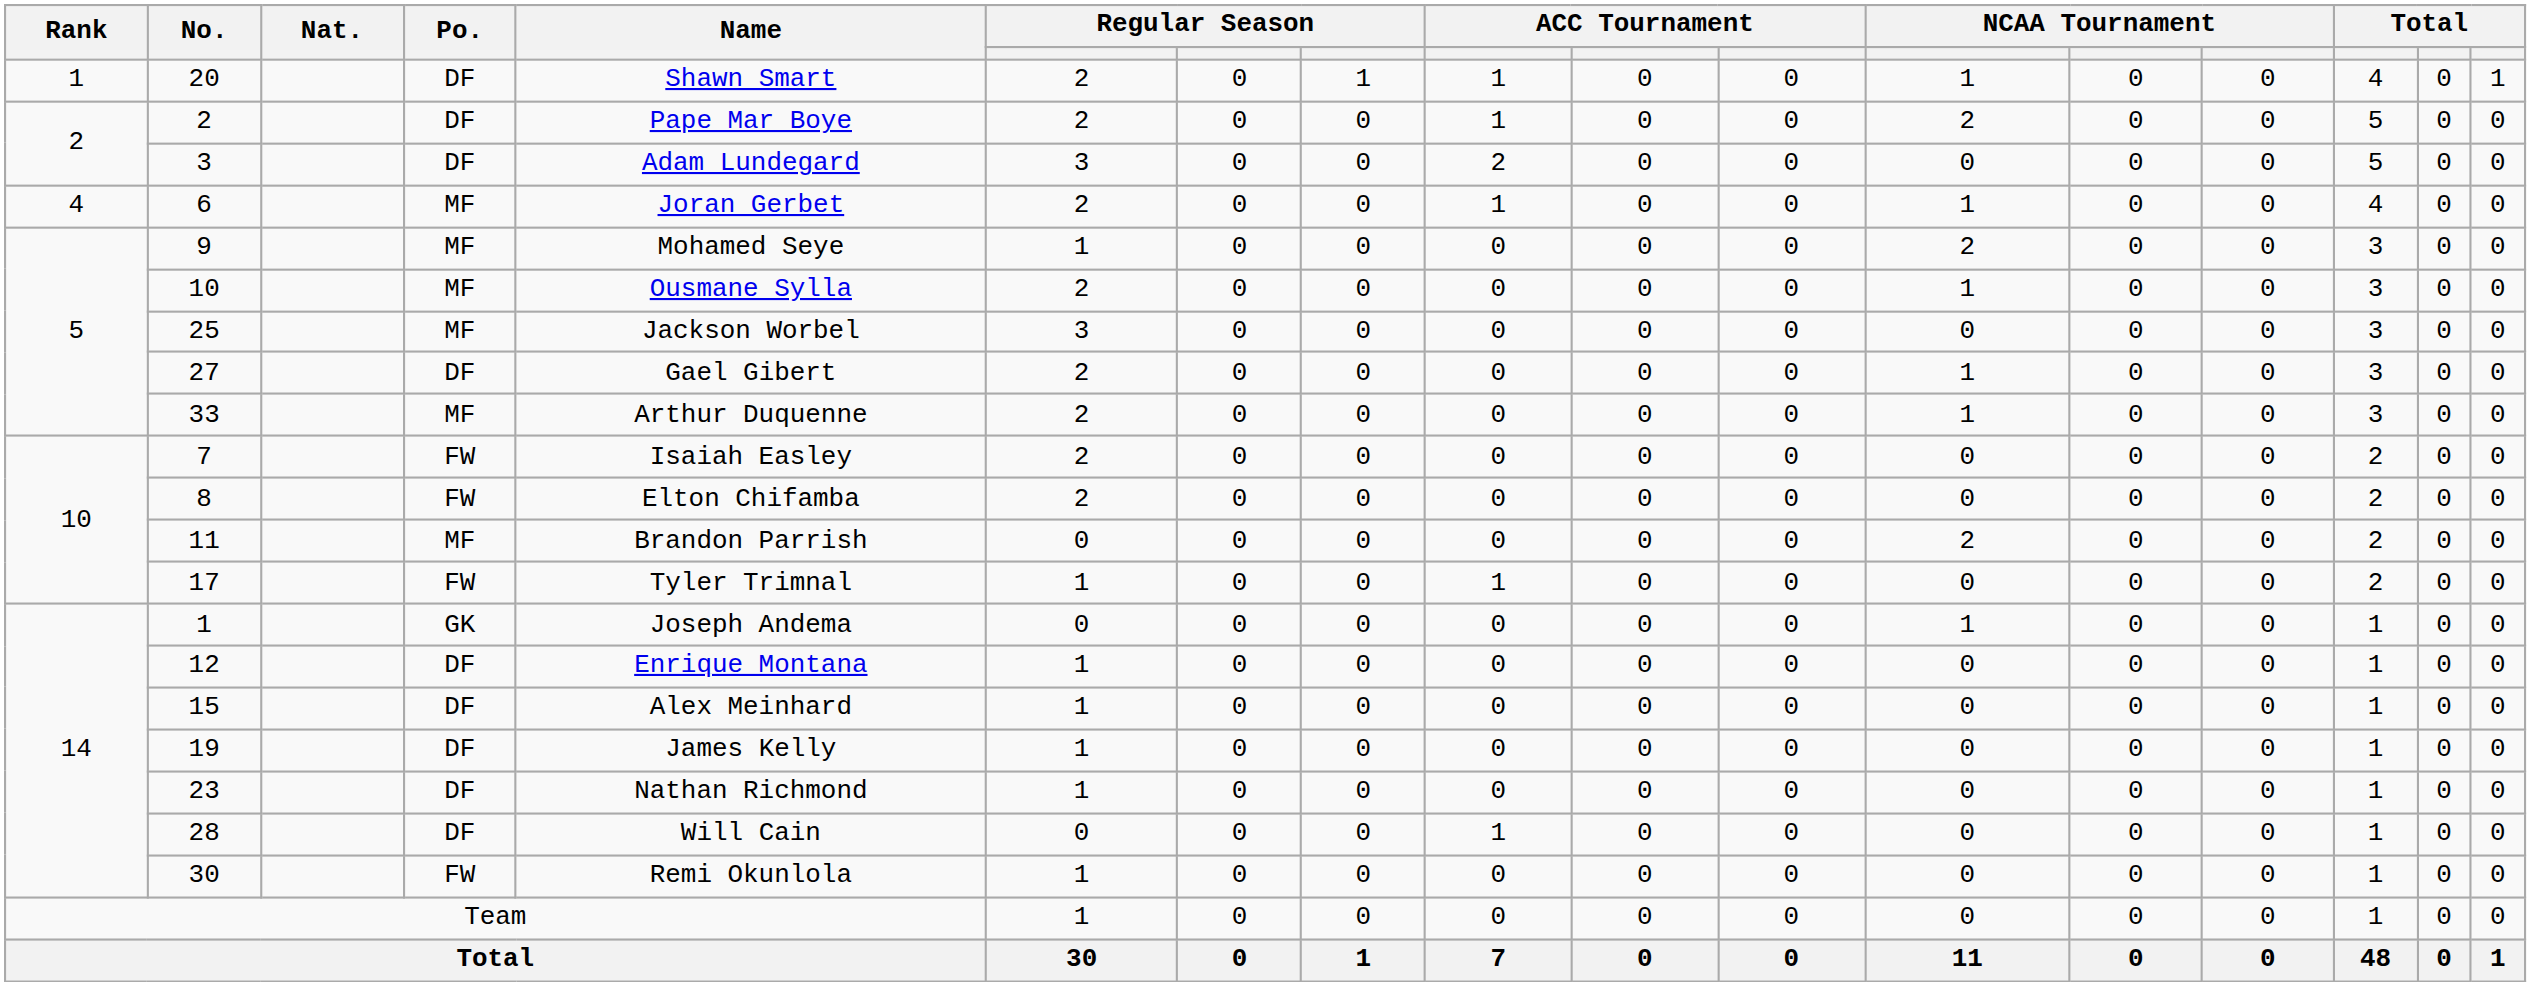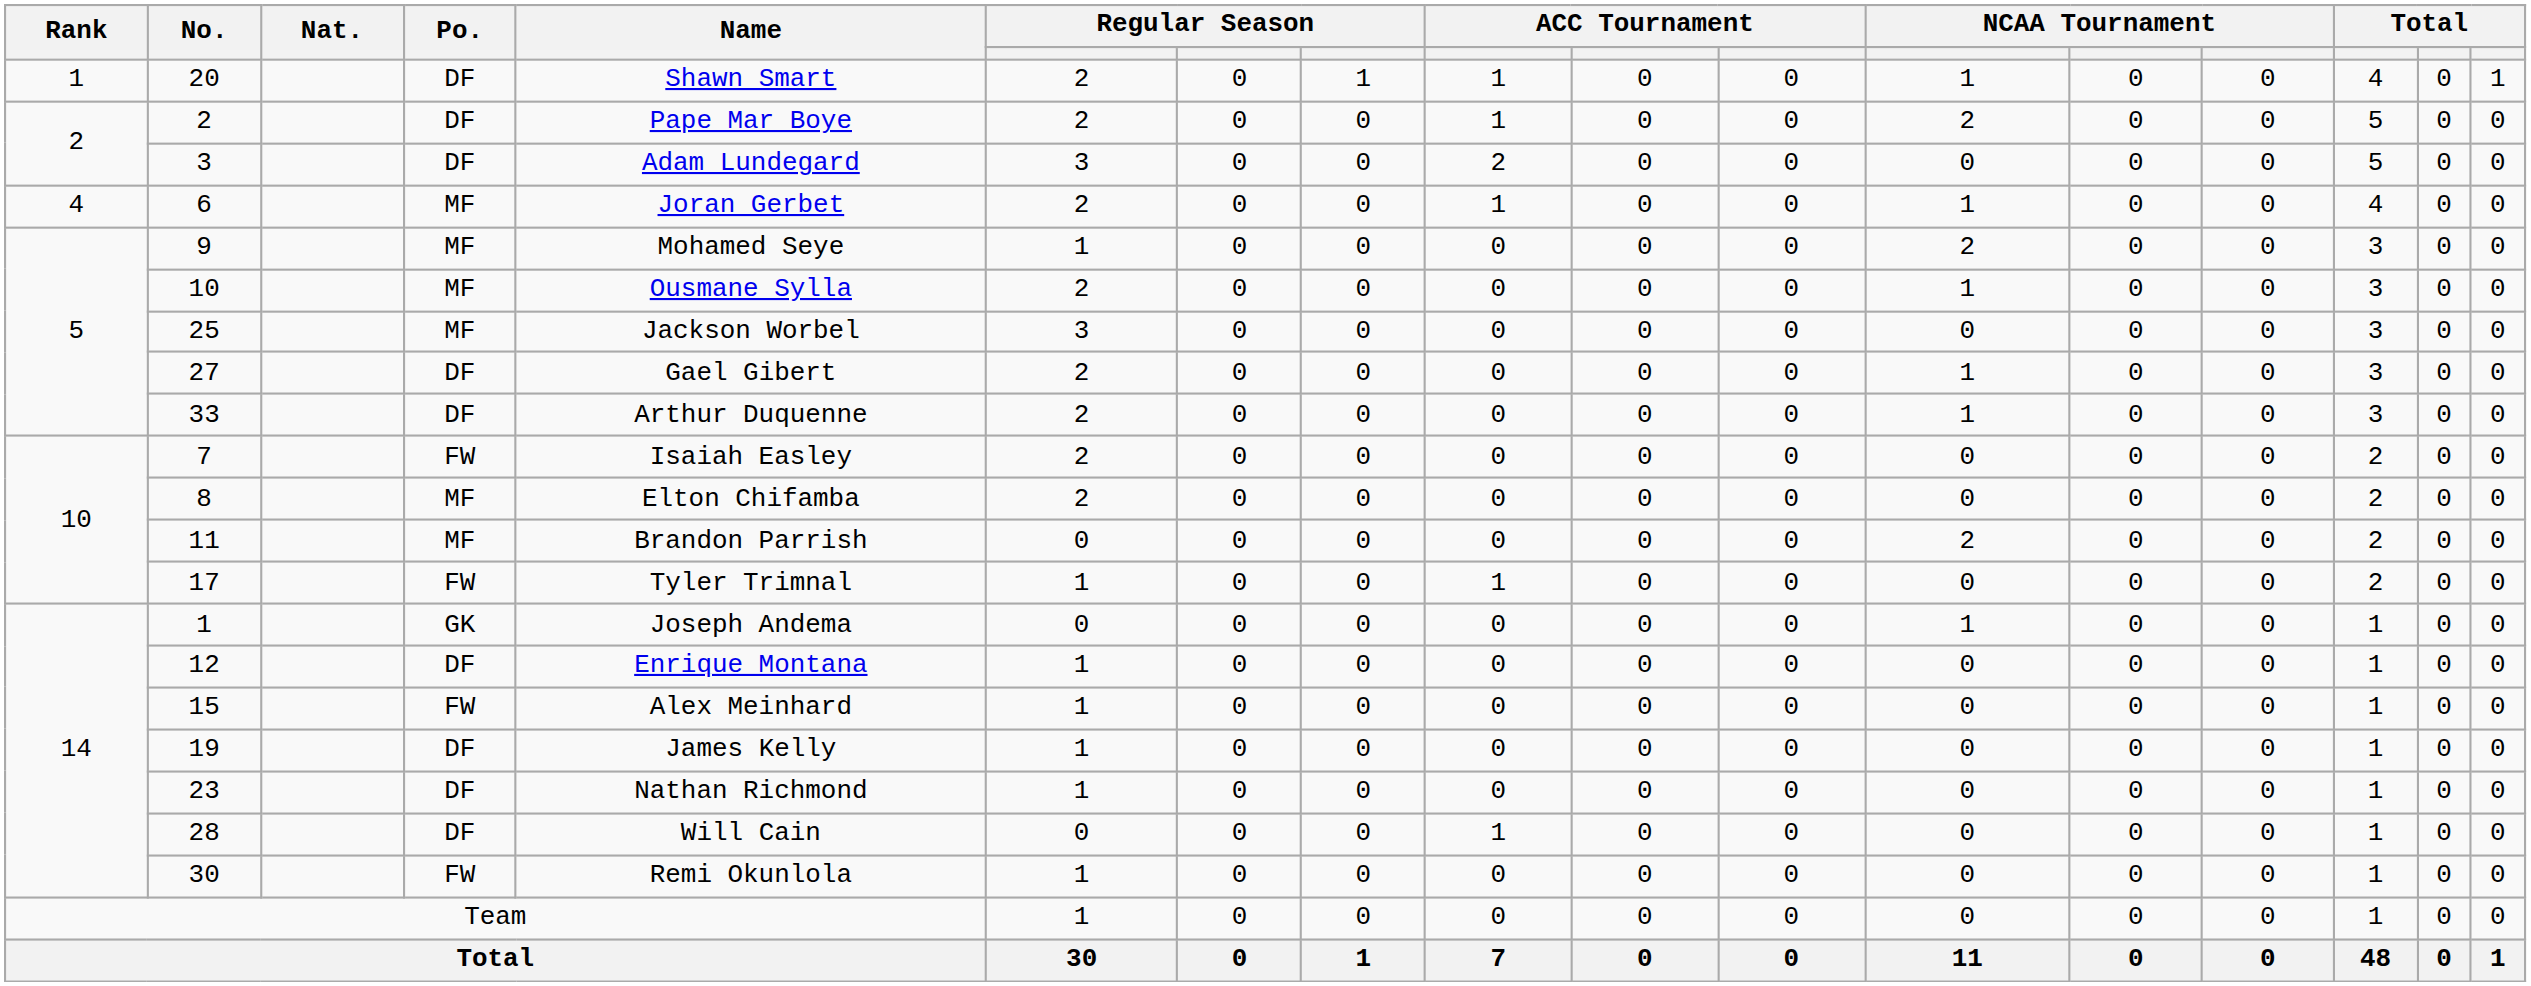(460, 416) MF -> (460, 416) DF
(460, 499) FW -> (460, 499) MF
(460, 709) DF -> (460, 709) FW
